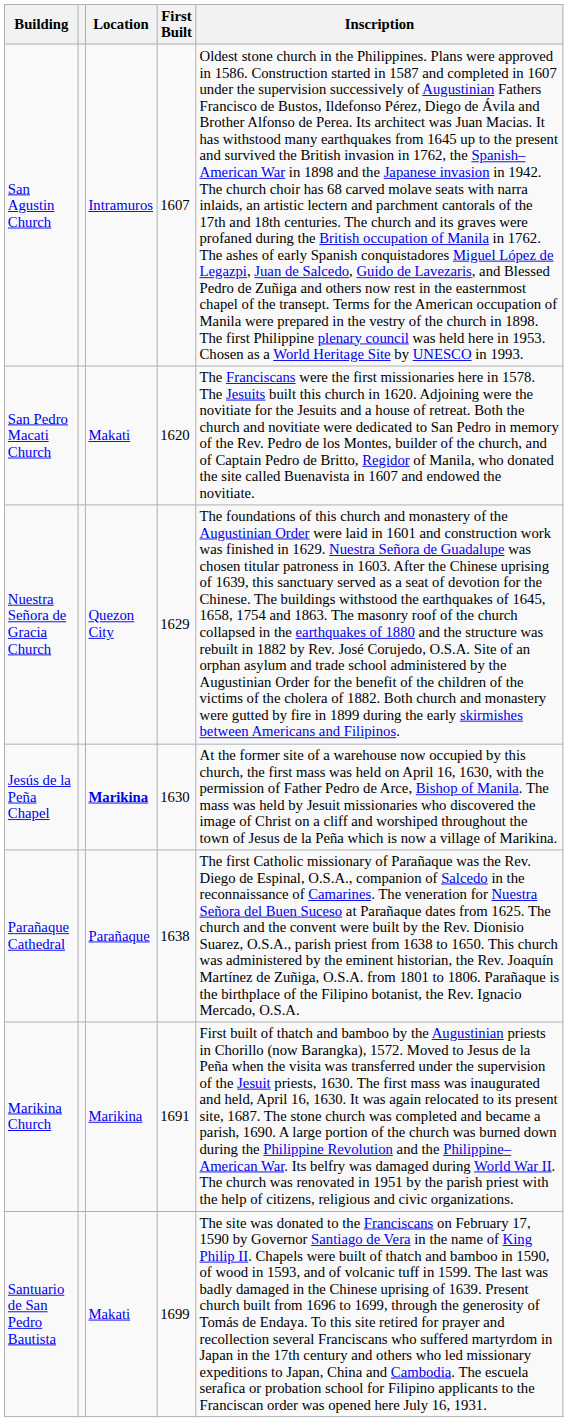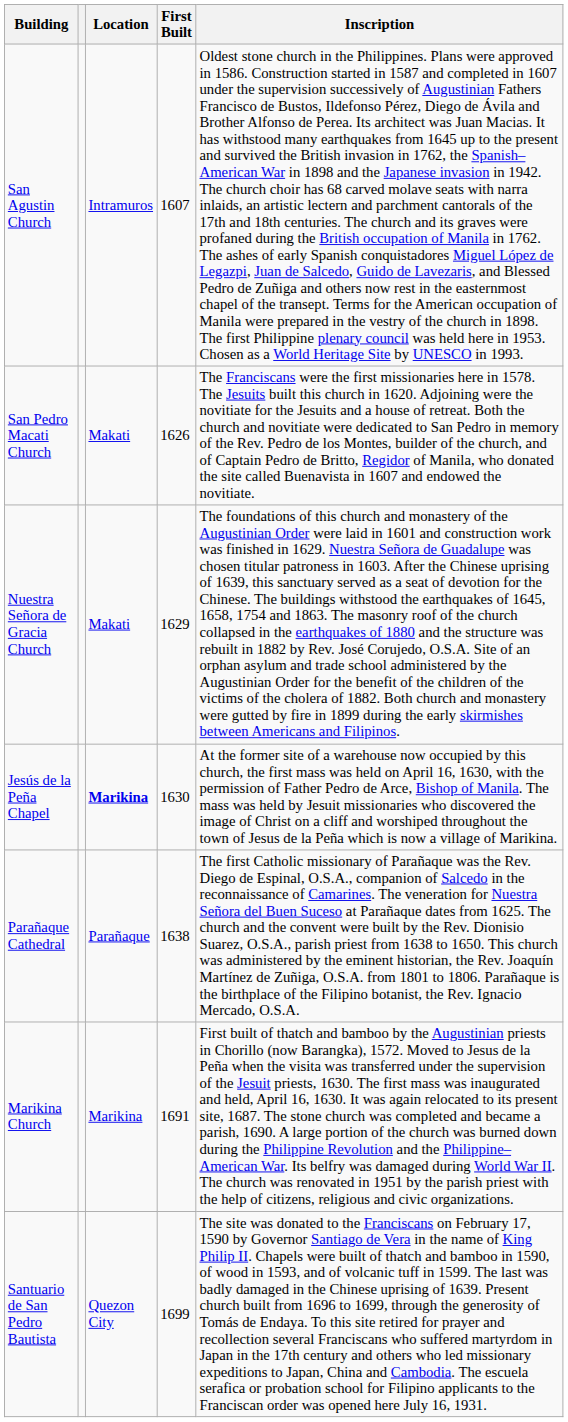(175, 435) 1620 -> (175, 435) 1626
(111, 624) Quezon City -> (109, 624) Makati
(109, 1313) Makati -> (111, 1313) Quezon City
